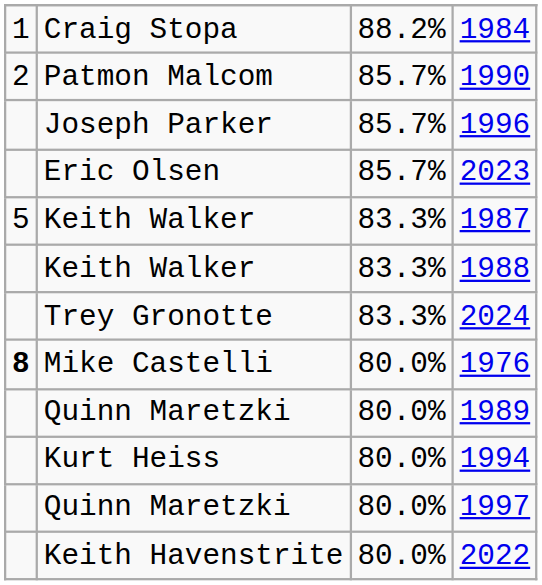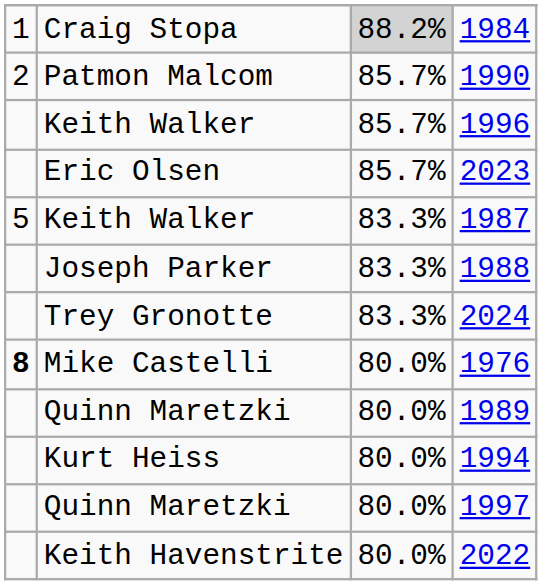(402, 29) no background -> (402, 29) lightgrey background
(158, 125) Joseph Parker -> (150, 125) Keith Walker
(150, 268) Keith Walker -> (158, 268) Joseph Parker
